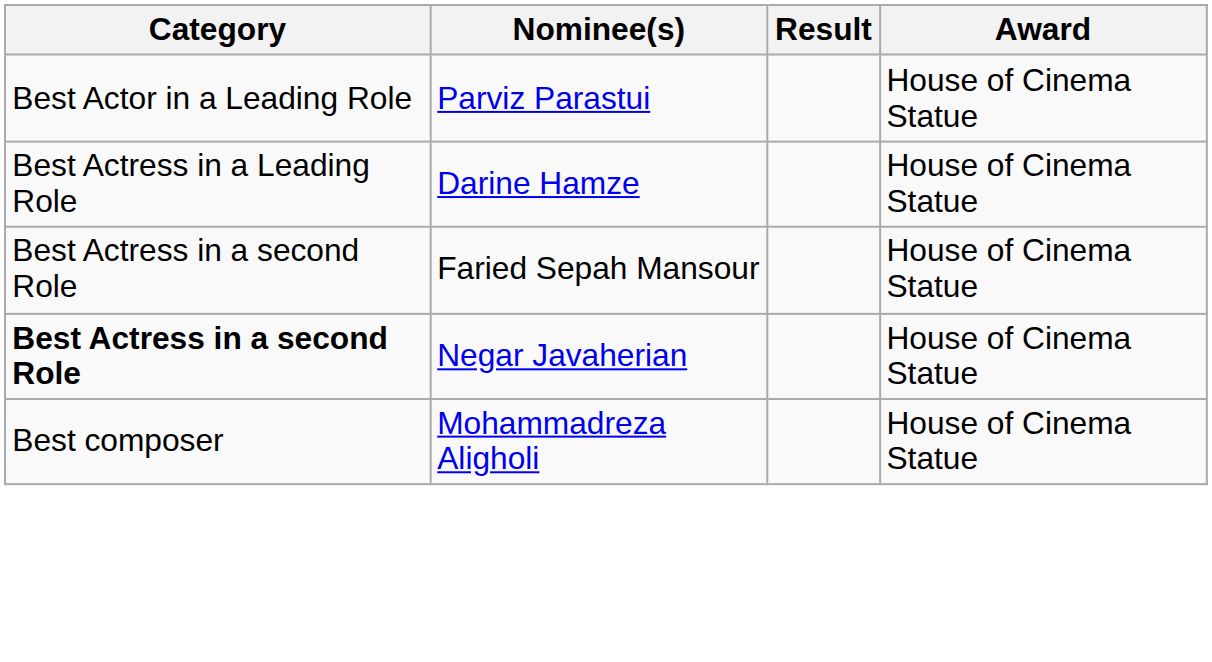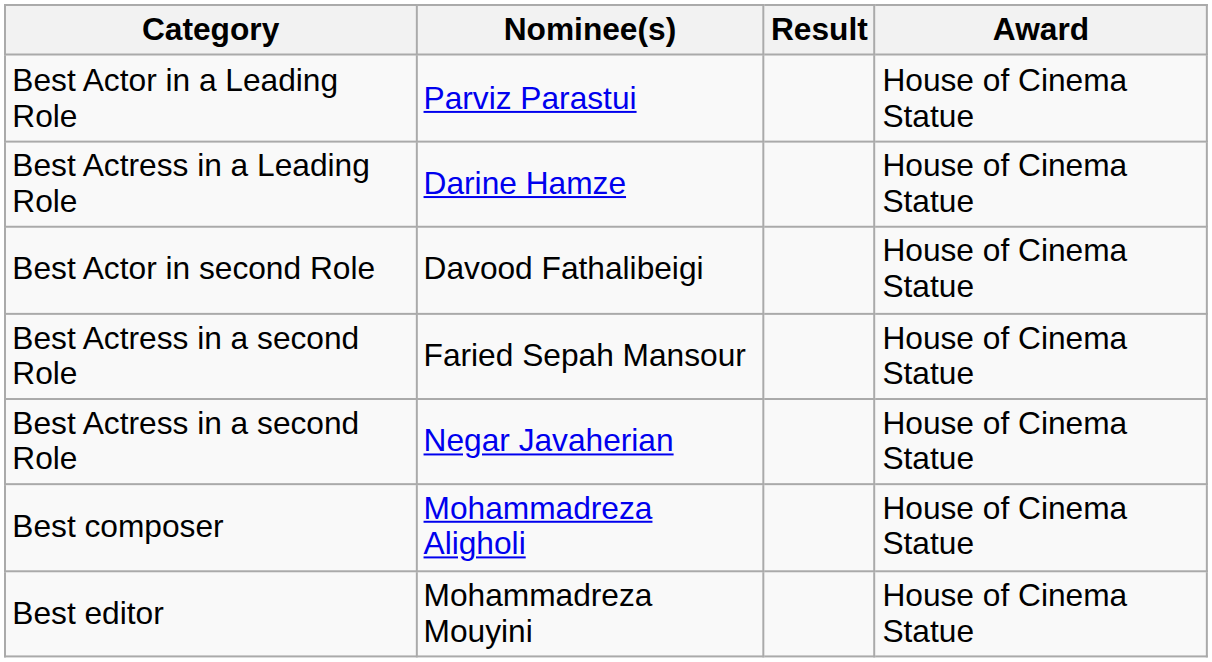+ row: (564, 269)
(200, 355) bold -> (186, 441) normal
+ row: (538, 612)
